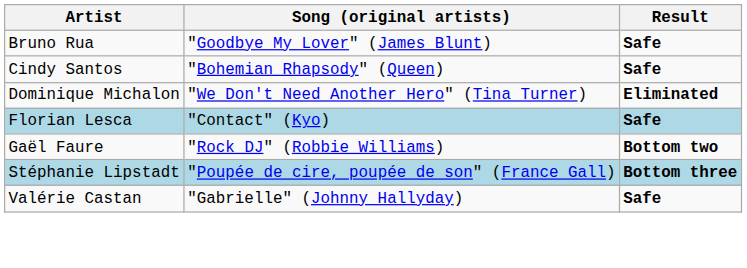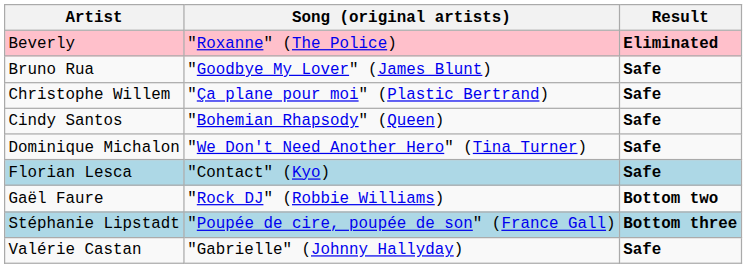+ row: (42, 43)
+ row: (89, 95)
(671, 95) Eliminated -> (642, 147) Safe
